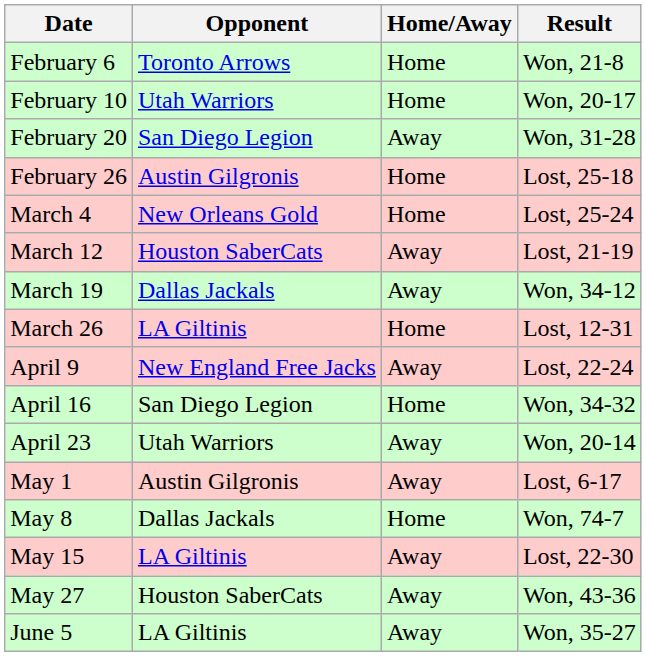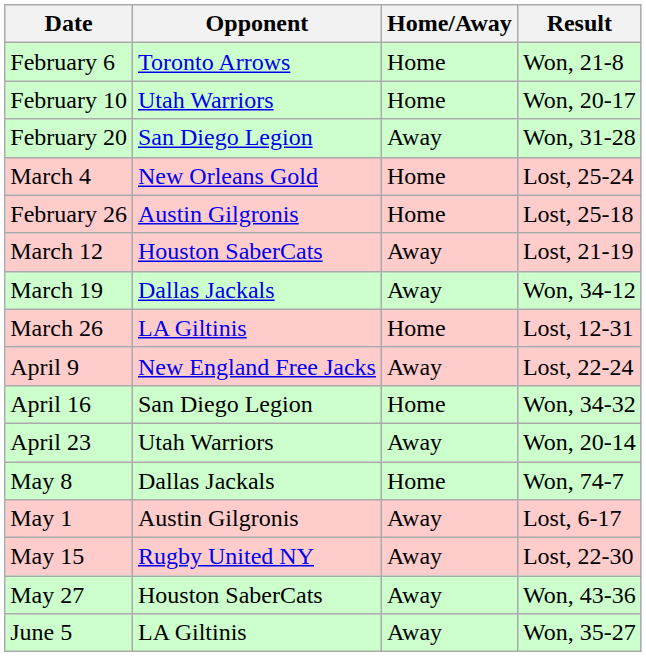rows swapped: (69, 175) <-> (51, 213)
rows swapped: (41, 480) <-> (41, 518)
(192, 556) LA Giltinis -> (226, 556) Rugby United NY
